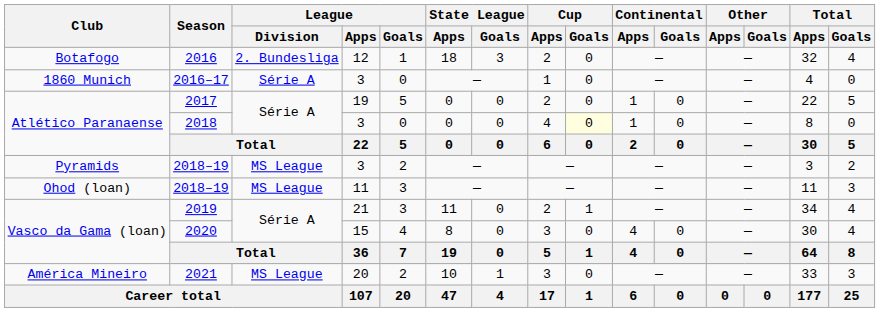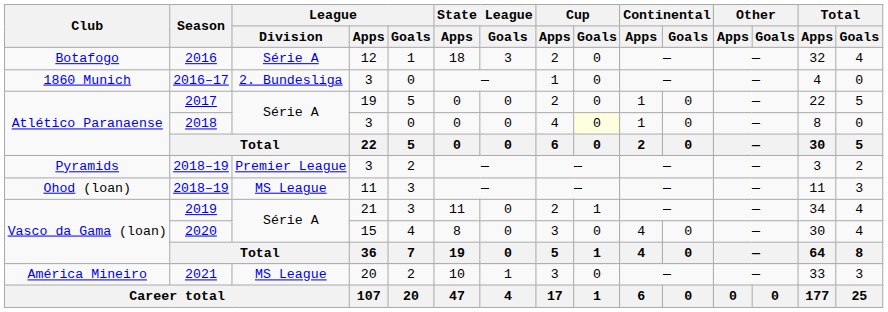(287, 59) 2. Bundesliga -> (291, 59) Série A
(287, 80) Série A -> (291, 80) 2. Bundesliga
(287, 167) MS League -> (291, 167) Premier League
